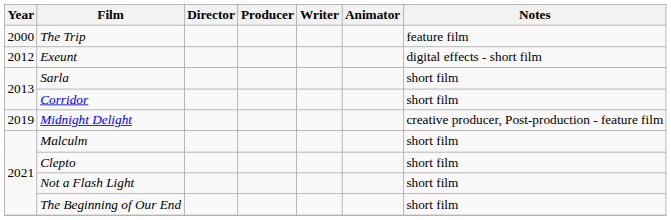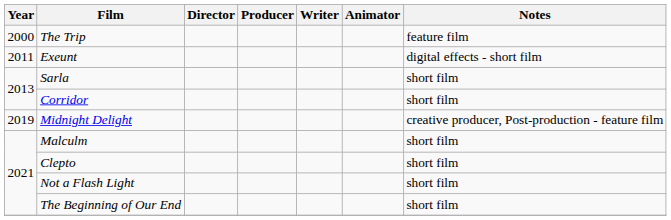(21, 57) 2012 -> (21, 57) 2011
